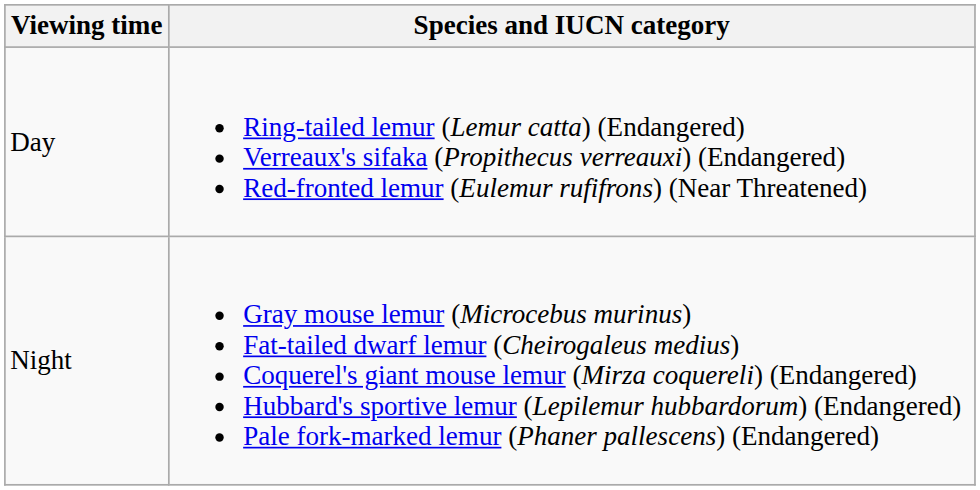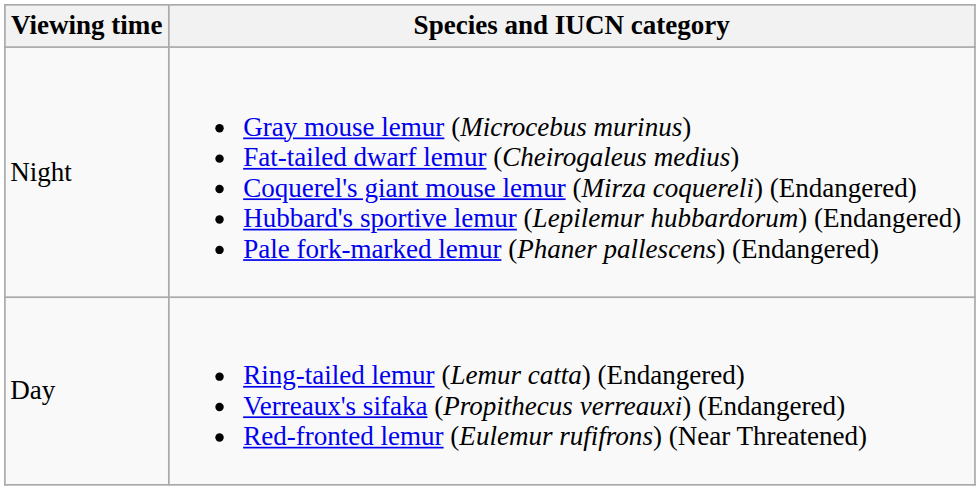rows swapped: (33, 141) <-> (41, 360)
